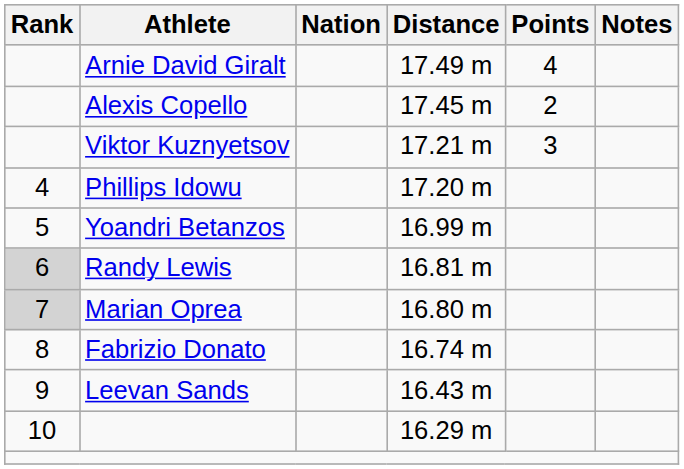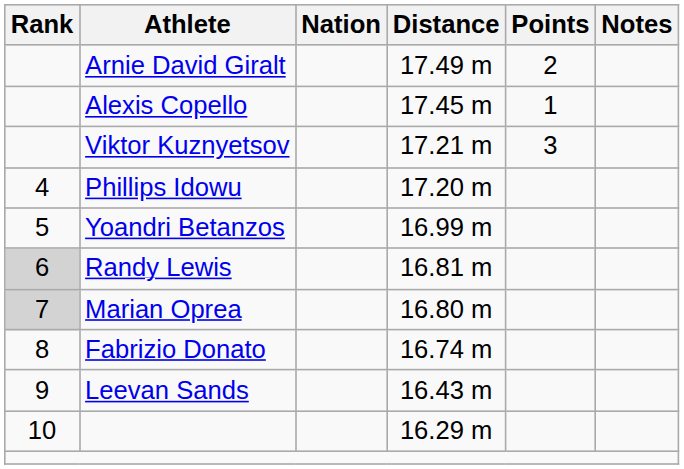(550, 65) 4 -> (550, 65) 2
(550, 106) 2 -> (550, 106) 1
